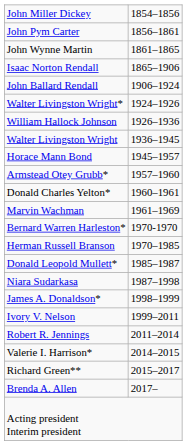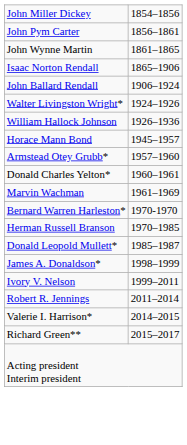- row: (62, 138)
- row: (42, 281)
- row: (42, 388)
